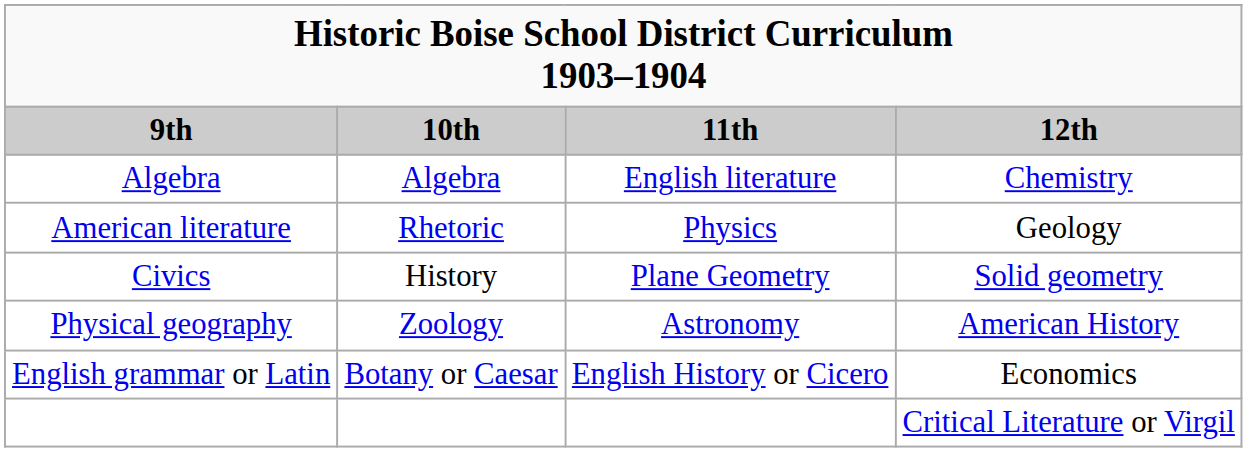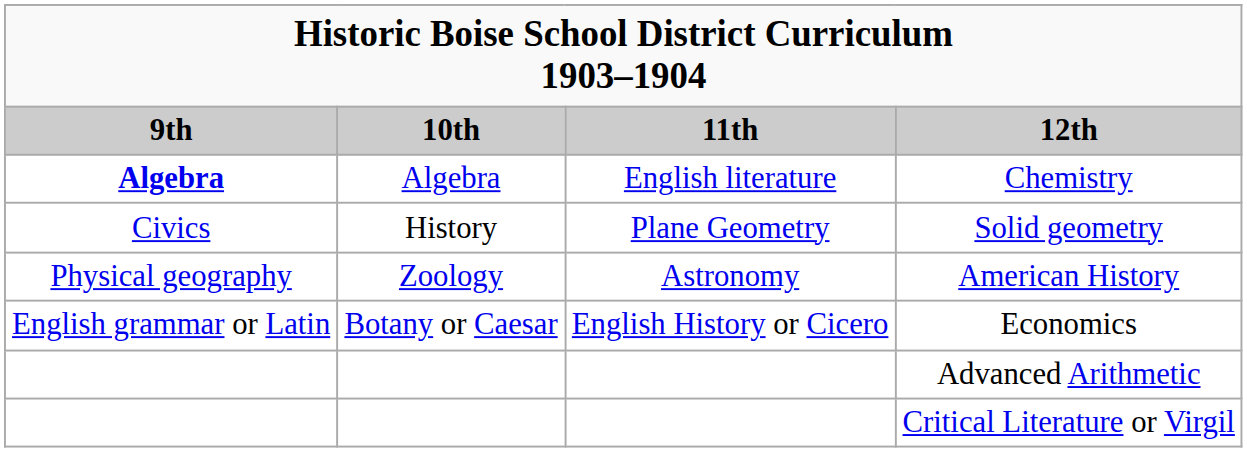(171, 178) normal -> (171, 178) bold
- row: (1069, 227)
+ row: (1069, 373)
